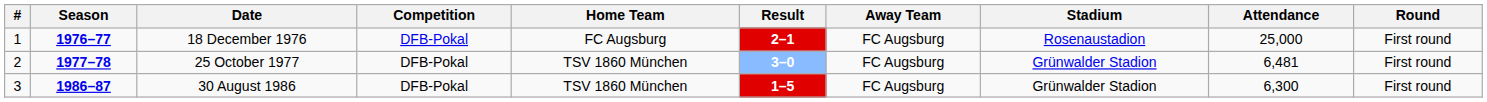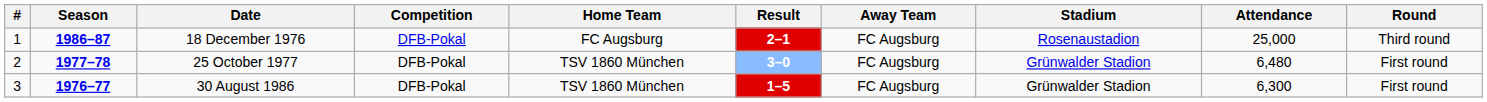(84, 39) 1976–77 -> (83, 39) 1986–87
(1418, 39) First round -> (1414, 39) Third round
(1281, 62) 6,481 -> (1274, 62) 6,480
(84, 86) 1986–87 -> (83, 86) 1976–77
